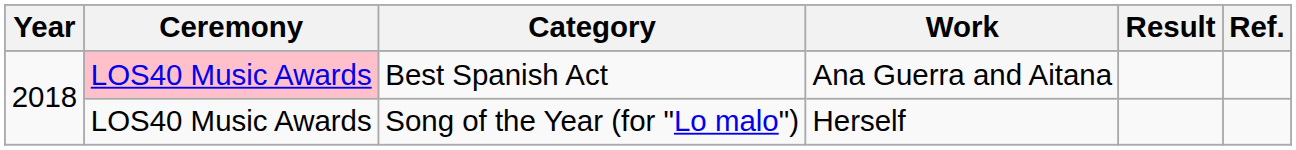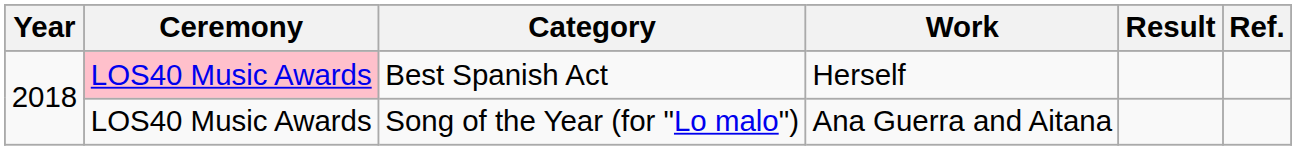(962, 74) Ana Guerra and Aitana -> (859, 74) Herself
(859, 121) Herself -> (962, 121) Ana Guerra and Aitana
